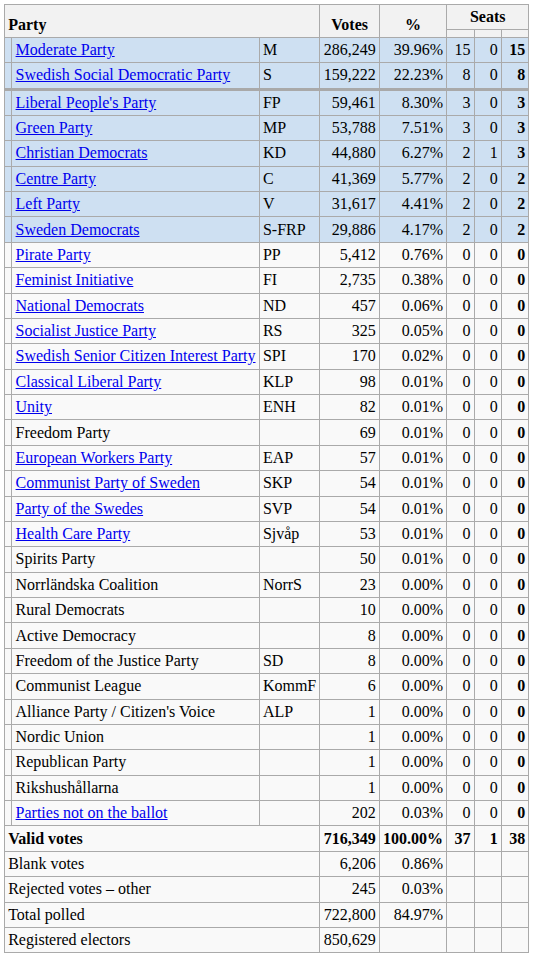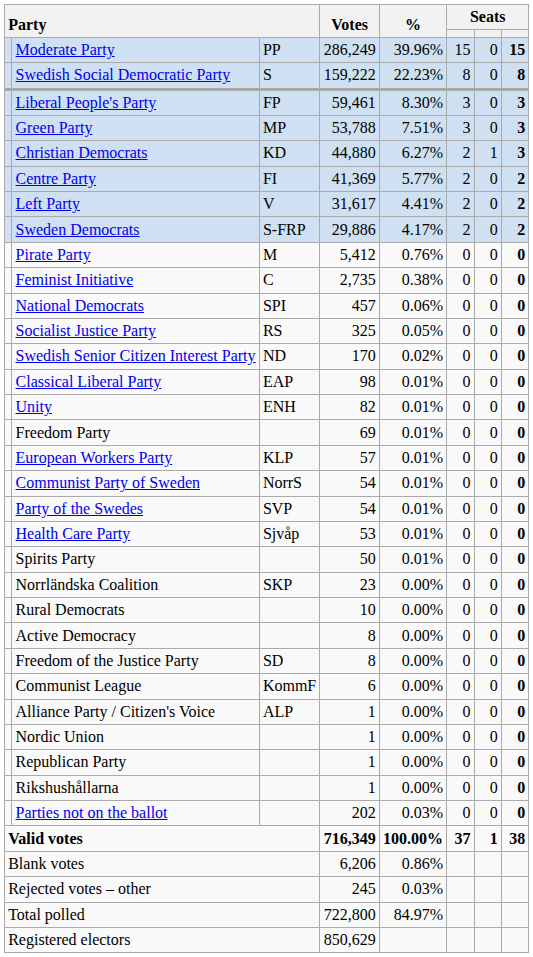(270, 49) M -> (272, 49) PP
(268, 178) C -> (270, 178) FI
(272, 254) PP -> (270, 254) M
(270, 280) FI -> (268, 280) C
(274, 305) ND -> (274, 305) SPI
(274, 356) SPI -> (274, 356) ND
(278, 381) KLP -> (278, 381) EAP
(278, 457) EAP -> (278, 457) KLP
(278, 483) SKP -> (282, 483) NorrS
(282, 584) NorrS -> (278, 584) SKP
